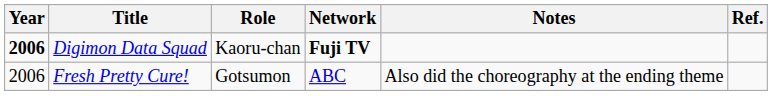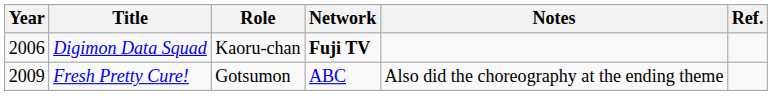(27, 47) bold -> (27, 47) normal
(27, 76) 2006 -> (27, 76) 2009
